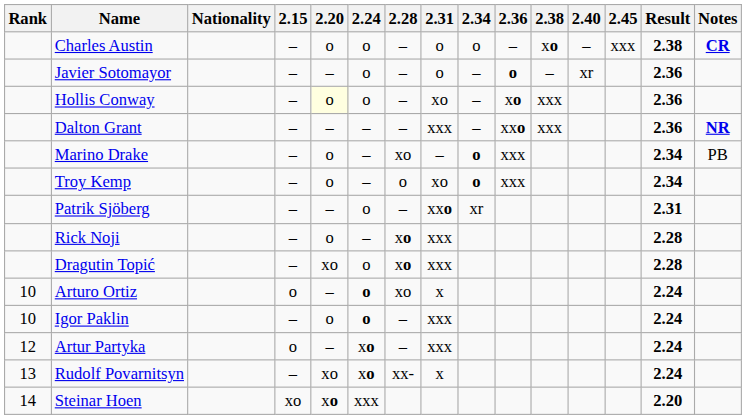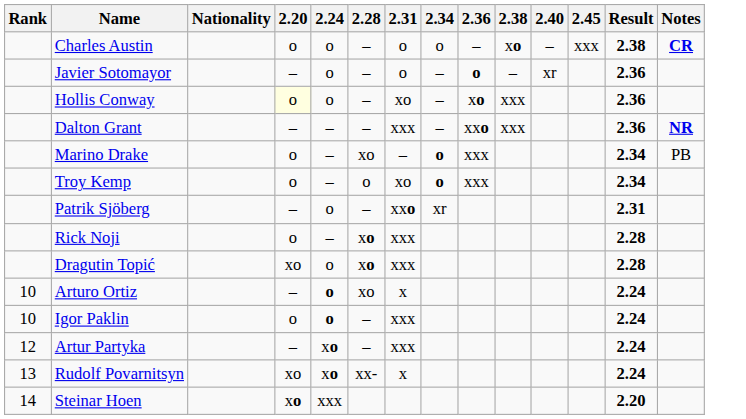- column: (293, 18)
